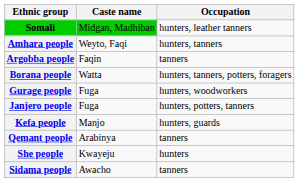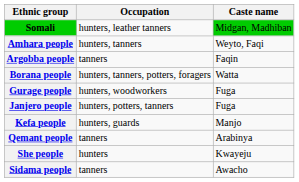columns swapped: (117, 12) <-> (225, 12)
